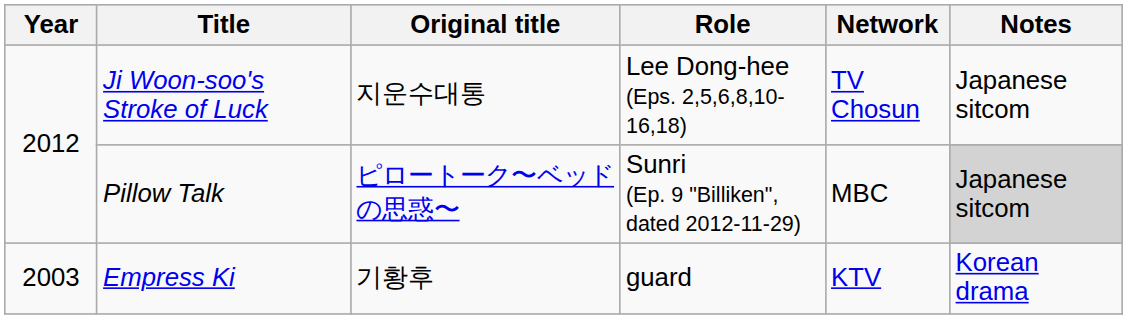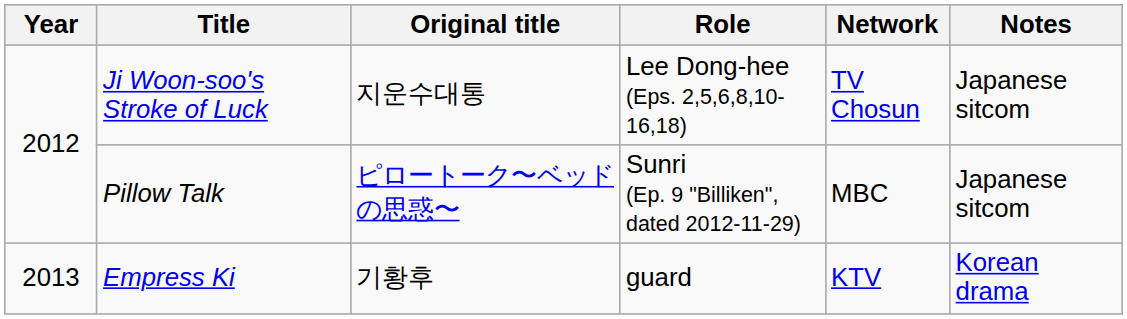(1011, 193) lightgrey background -> (1011, 193) no background
(51, 277) 2003 -> (51, 277) 2013
